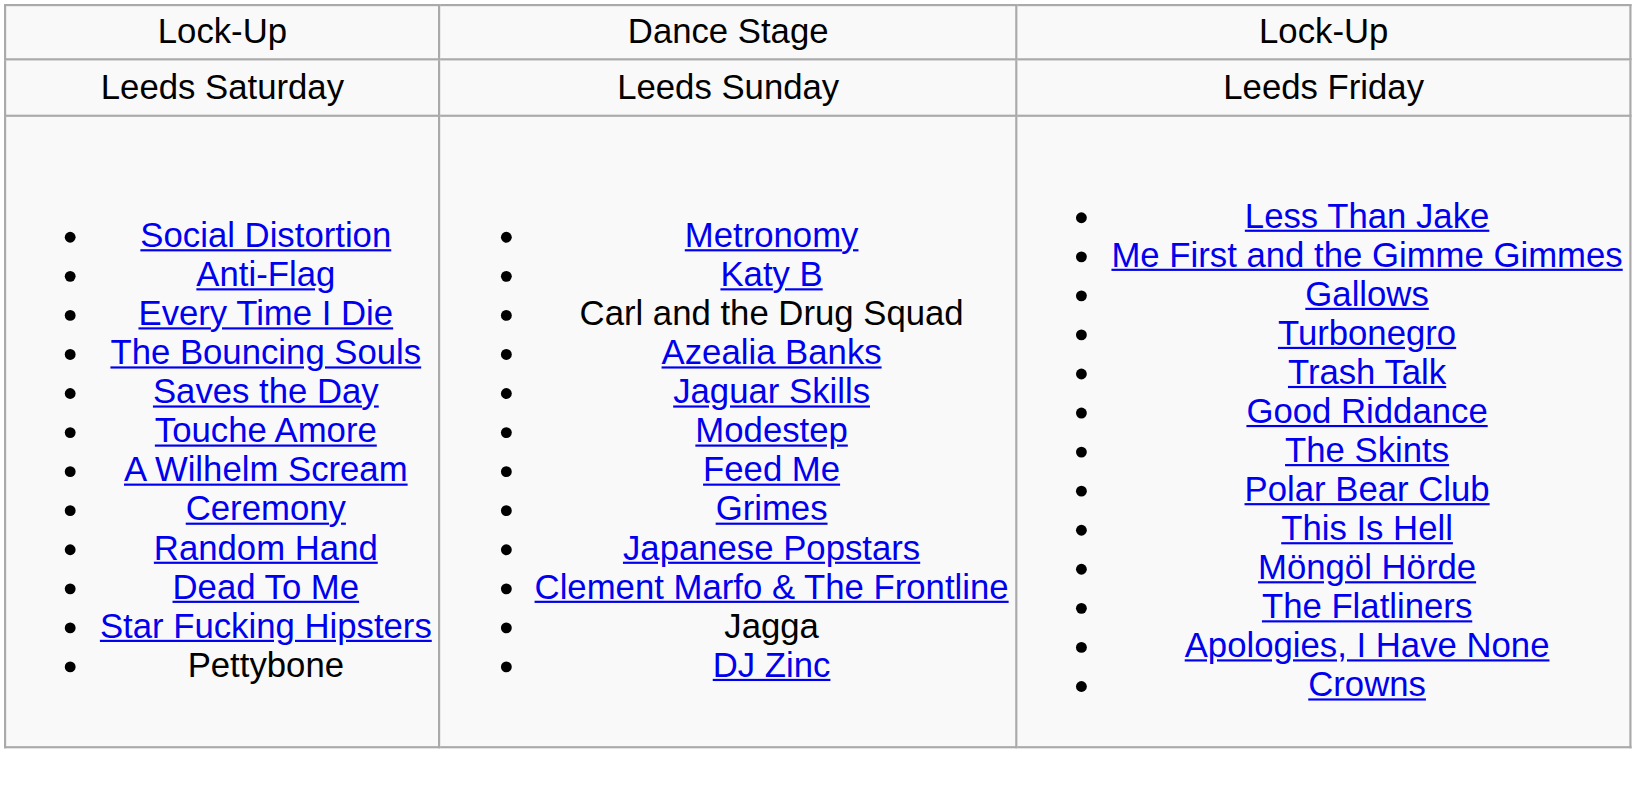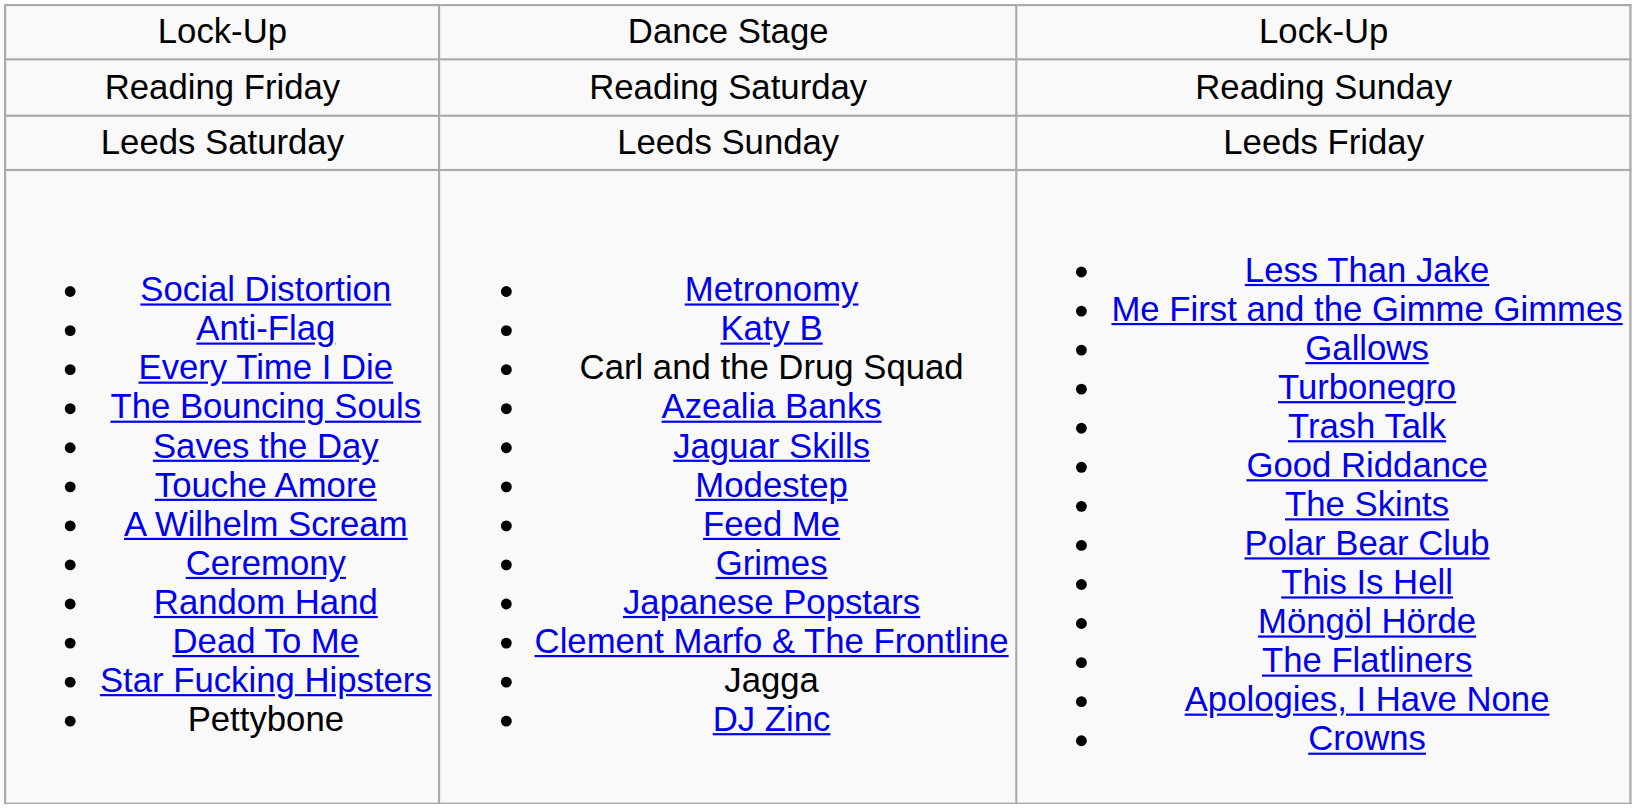+ row: (222, 87)
